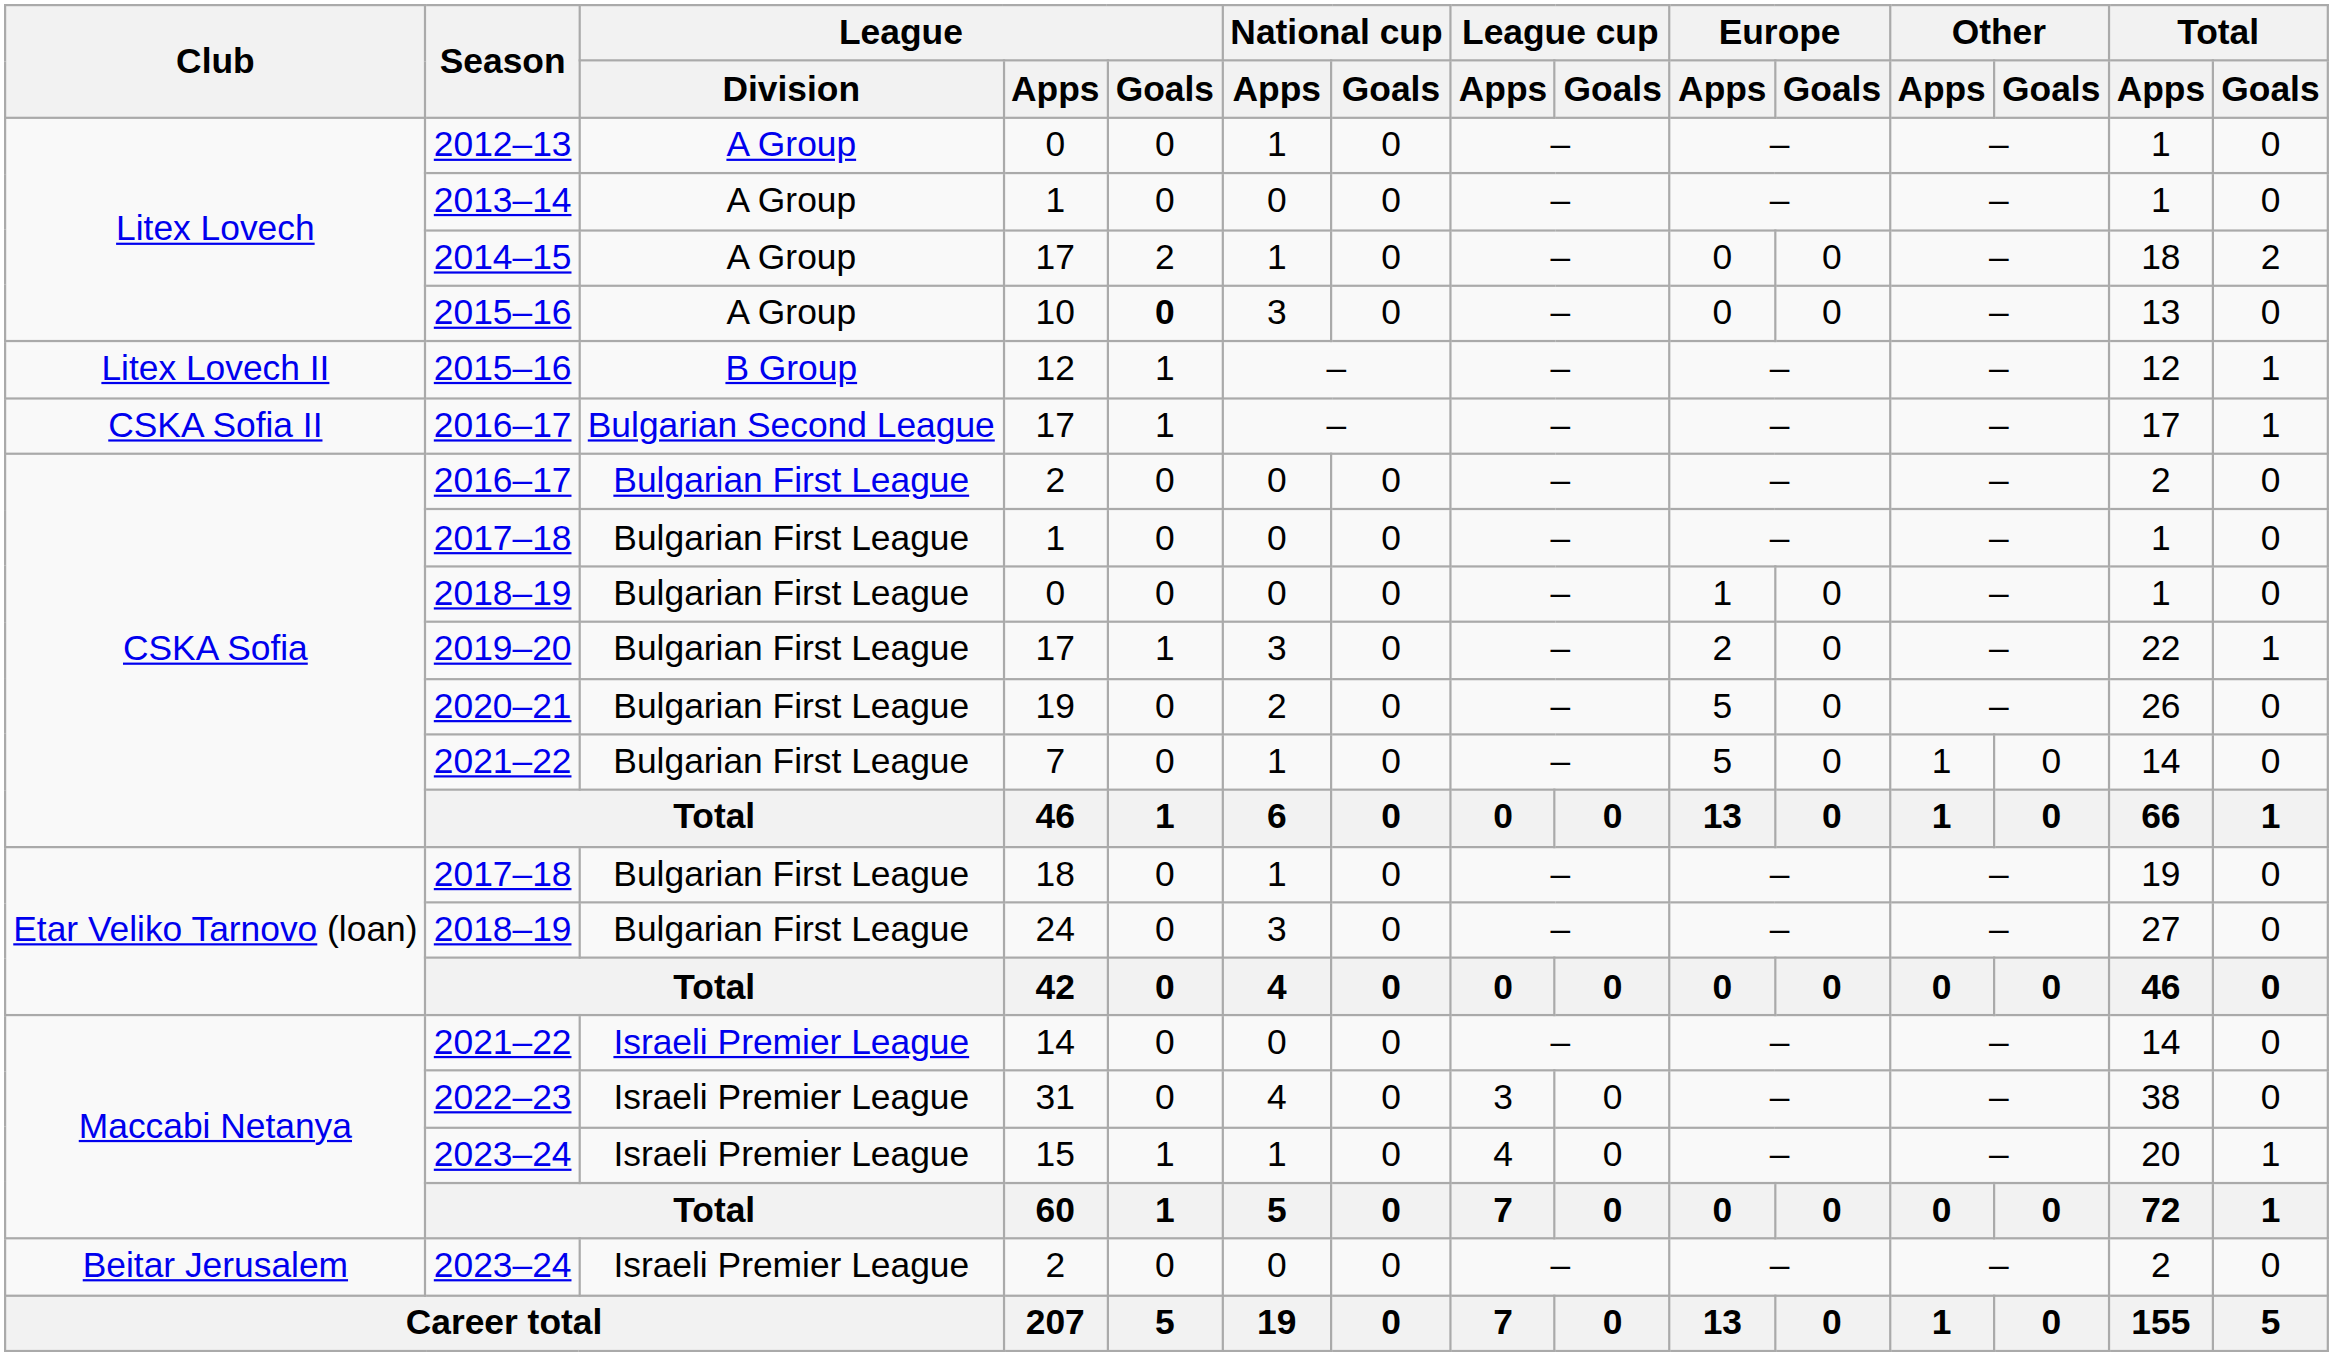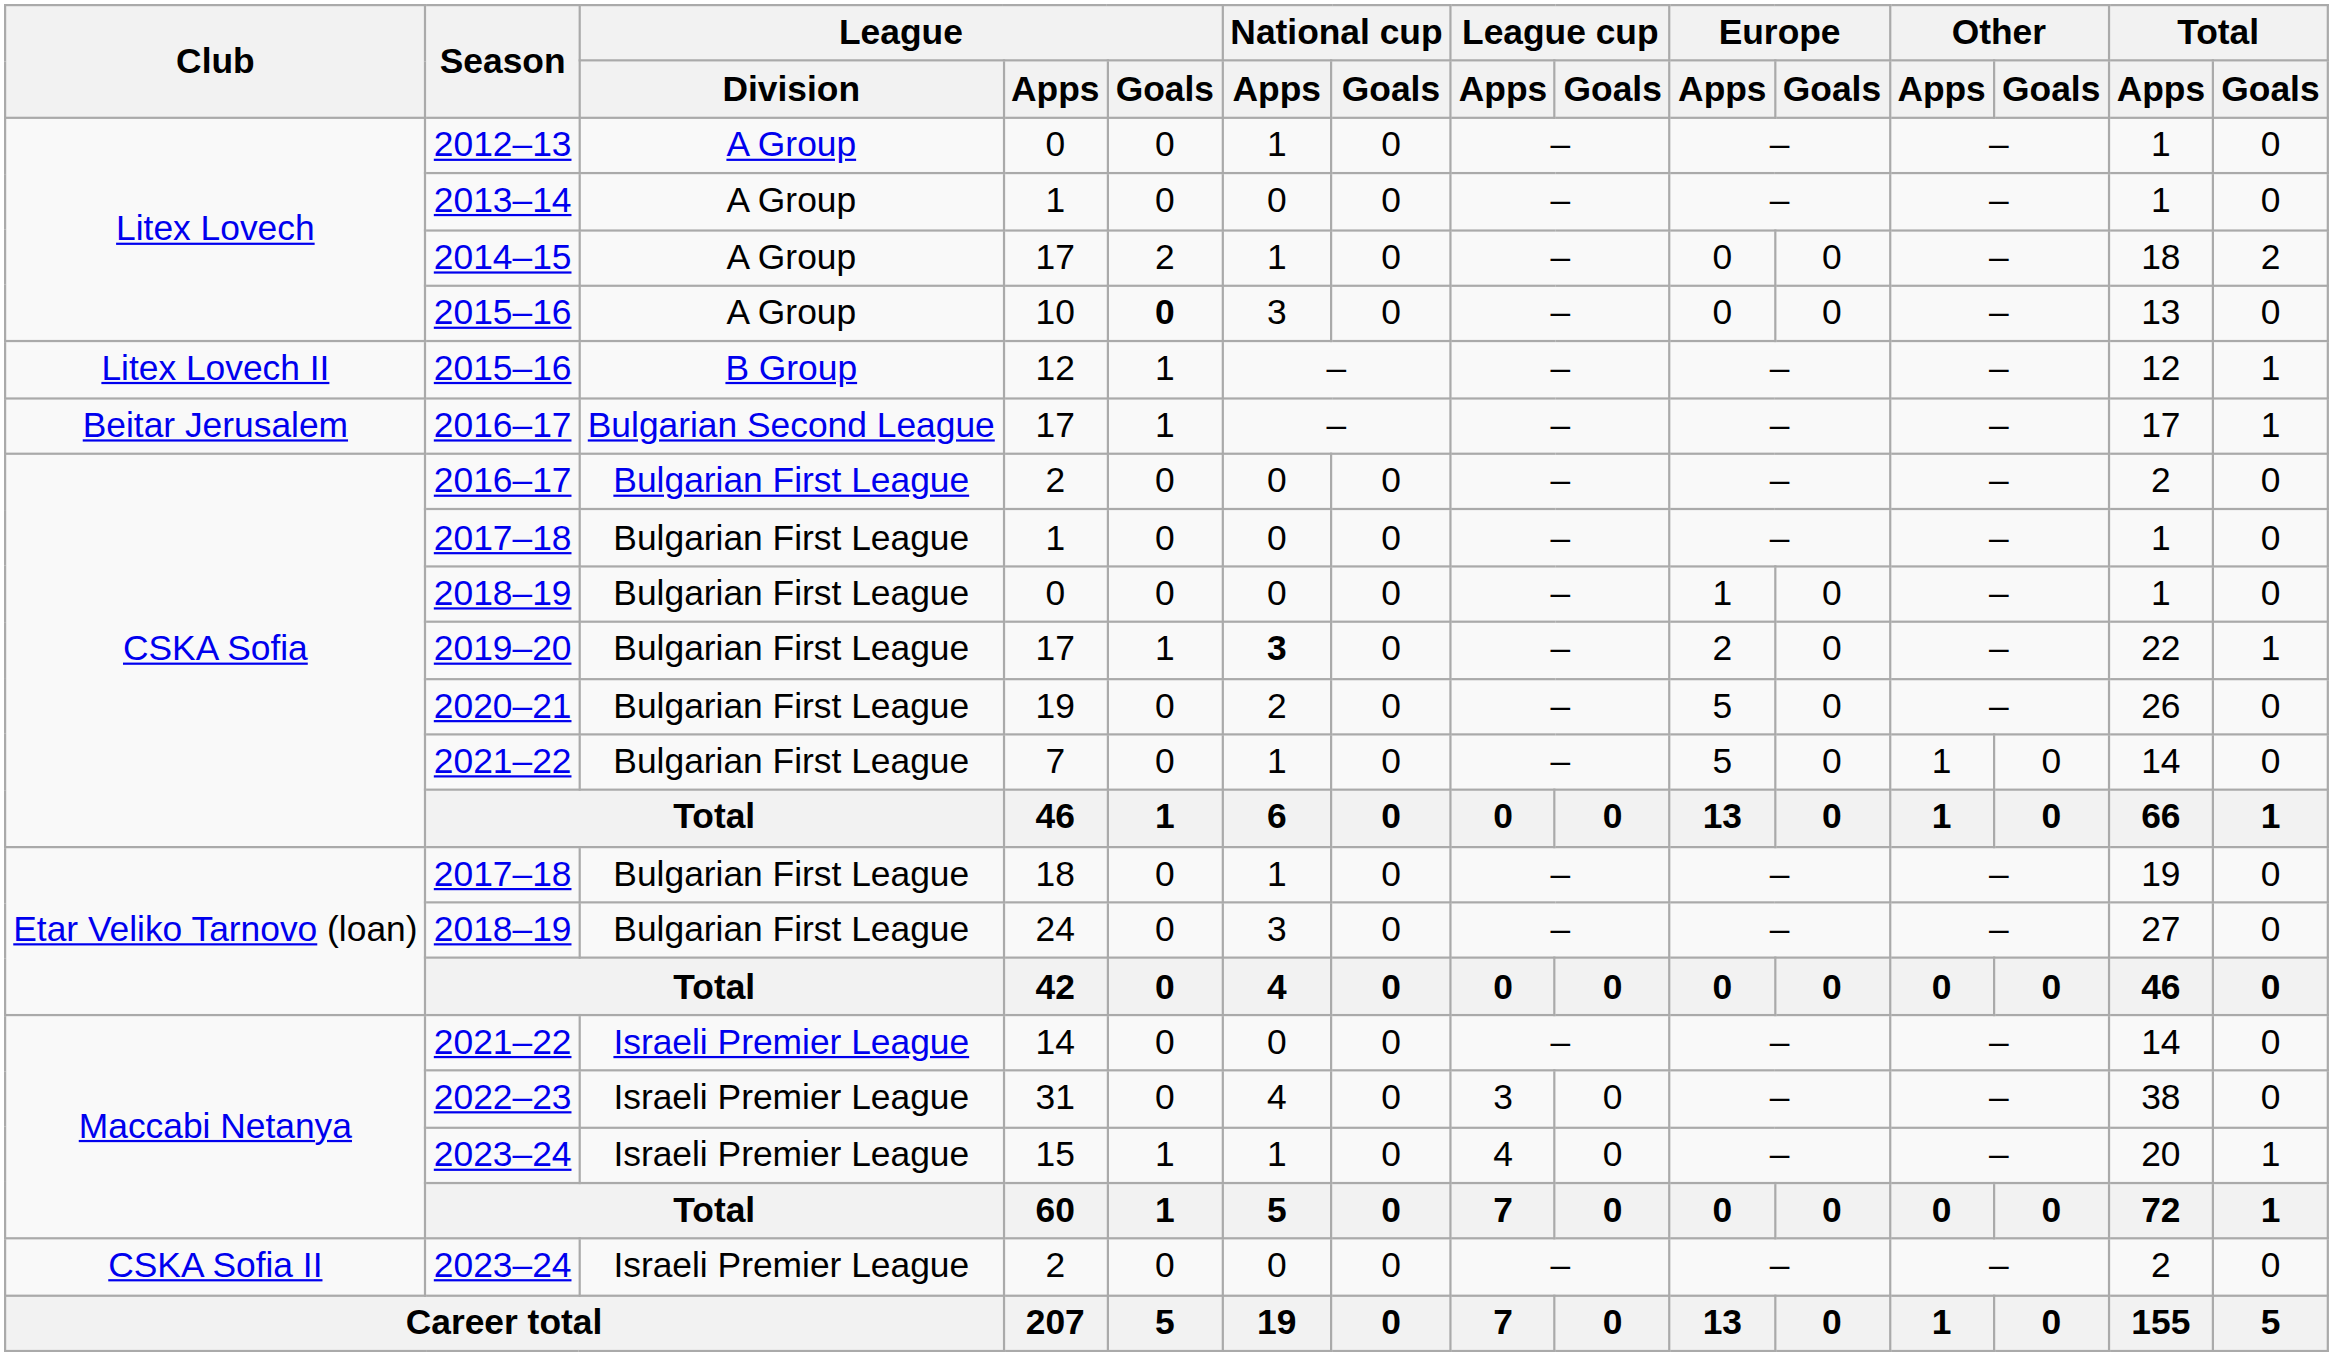(215, 425) CSKA Sofia II -> (215, 425) Beitar Jerusalem
(1277, 649) normal -> (1277, 649) bold
(215, 1266) Beitar Jerusalem -> (215, 1266) CSKA Sofia II
